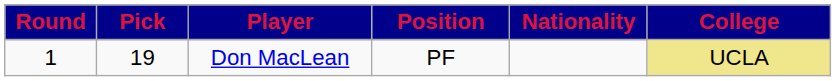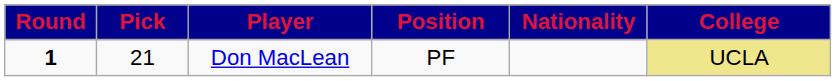(51, 57) normal -> (51, 57) bold
(142, 57) 19 -> (142, 57) 21
